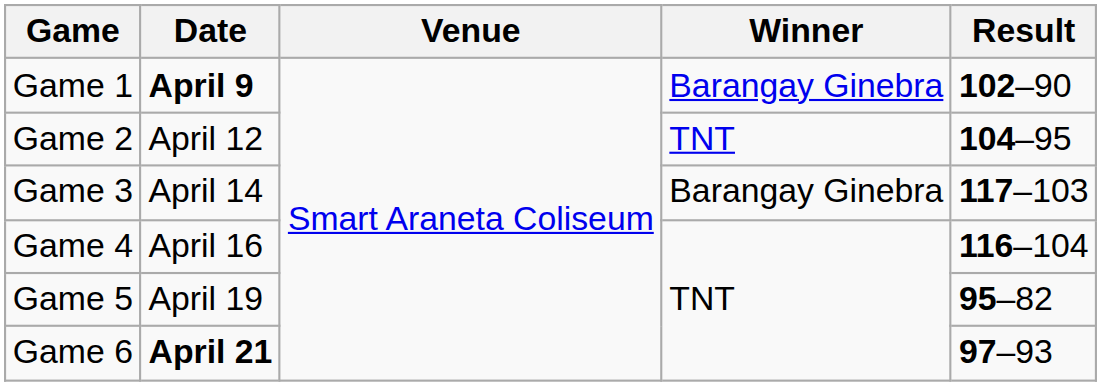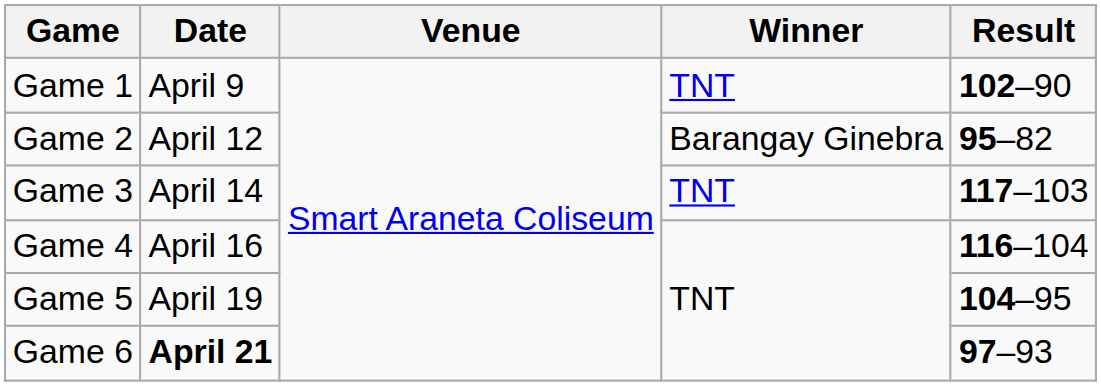(201, 84) bold -> (196, 84) normal
(806, 84) Barangay Ginebra -> (702, 84) TNT
(702, 138) TNT -> (806, 138) Barangay Ginebra
(1015, 138) 104–95 -> (1006, 138) 95–82
(806, 191) Barangay Ginebra -> (702, 191) TNT
(1006, 298) 95–82 -> (1015, 298) 104–95
